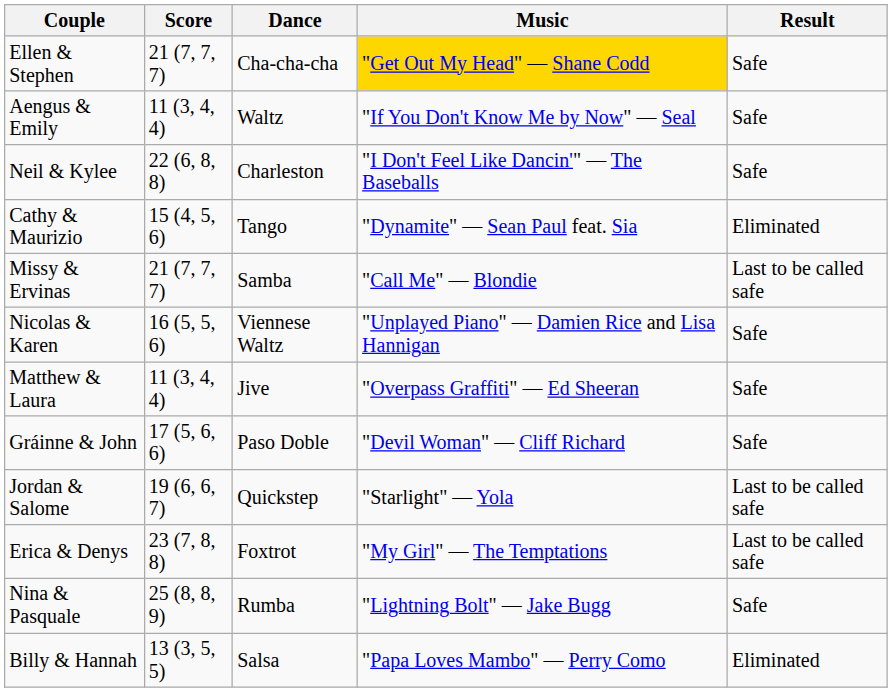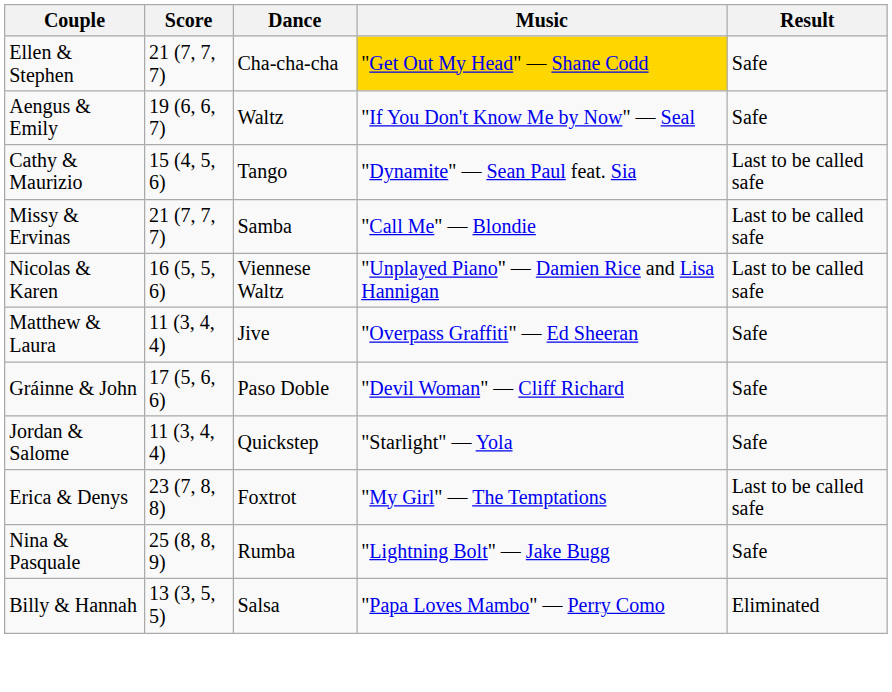(182, 117) 11 (3, 4, 4) -> (182, 117) 19 (6, 6, 7)
- row: (63, 171)
(776, 225) Eliminated -> (798, 171) Last to be called safe
(750, 334) Safe -> (798, 280) Last to be called safe
(182, 497) 19 (6, 6, 7) -> (182, 442) 11 (3, 4, 4)
(798, 497) Last to be called safe -> (750, 442) Safe
